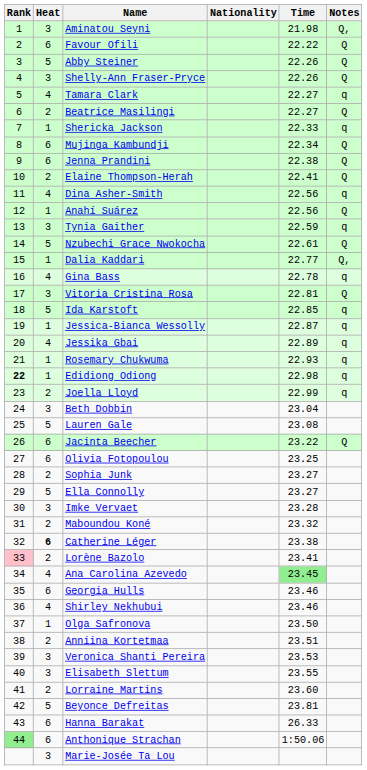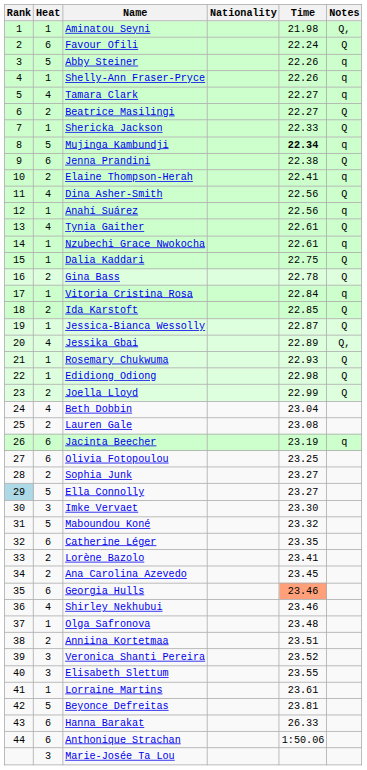(48, 29) 3 -> (48, 29) 1
(303, 46) 22.22 -> (303, 46) 22.24
(344, 62) Q -> (344, 62) q
(48, 79) 3 -> (48, 79) 1
(344, 79) Q -> (344, 79) q
(344, 128) q -> (344, 128) Q
(48, 145) 6 -> (48, 145) 5
(303, 145) normal -> (303, 145) bold
(344, 145) Q -> (344, 145) q
(344, 178) Q -> (344, 178) q
(344, 194) q -> (344, 194) Q
(344, 211) Q -> (344, 211) q
(48, 227) 3 -> (48, 227) 4
(303, 227) 22.59 -> (303, 227) 22.61
(344, 227) q -> (344, 227) Q
(48, 244) 5 -> (48, 244) 1
(344, 244) Q -> (344, 244) q
(303, 261) 22.77 -> (303, 261) 22.75
(344, 261) Q, -> (344, 261) Q
(48, 277) 4 -> (48, 277) 2
(344, 277) q -> (344, 277) Q
(48, 294) 3 -> (48, 294) 1
(303, 294) 22.81 -> (303, 294) 22.84
(344, 294) Q -> (344, 294) q
(48, 310) 5 -> (48, 310) 2
(344, 310) q -> (344, 310) Q
(344, 327) q -> (344, 327) Q
(344, 343) q -> (344, 343) Q,
(344, 360) q -> (344, 360) Q
(19, 376) bold -> (19, 376) normal
(344, 376) q -> (344, 376) Q
(344, 393) q -> (344, 393) Q
(48, 409) 3 -> (48, 409) 4
(48, 426) 5 -> (48, 426) 2
(303, 442) 23.22 -> (303, 442) 23.19
(344, 442) Q -> (344, 442) q
(19, 492) no background -> (19, 492) lightblue background
(303, 508) 23.28 -> (303, 508) 23.30
(48, 525) 2 -> (48, 525) 5
(48, 541) bold -> (48, 541) normal
(303, 541) 23.38 -> (303, 541) 23.35
(19, 558) pink background -> (19, 558) no background
(48, 575) 4 -> (48, 575) 2
(303, 575) lightgreen background -> (303, 575) no background
(303, 591) no background -> (303, 591) lightsalmon background
(303, 624) 23.50 -> (303, 624) 23.48
(303, 657) 23.53 -> (303, 657) 23.52
(48, 690) 2 -> (48, 690) 1
(303, 690) 23.60 -> (303, 690) 23.61
(19, 740) lightgreen background -> (19, 740) no background
